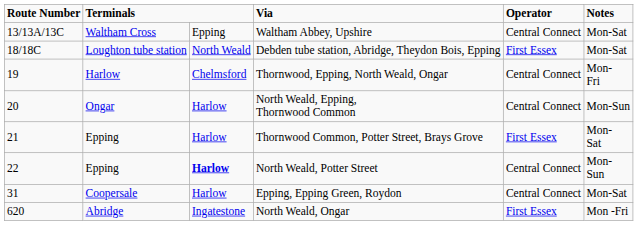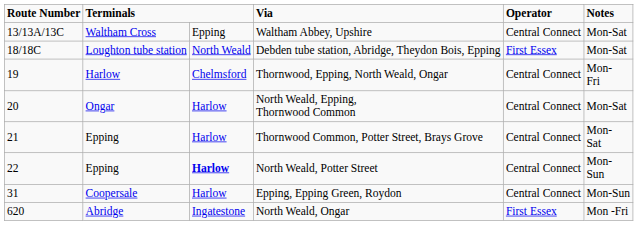(608, 106) Mon-Sun -> (607, 106) Mon-Sat
(531, 137) First Essex -> (543, 137) Central Connect
(607, 193) Mon-Sat -> (608, 193) Mon-Sun
